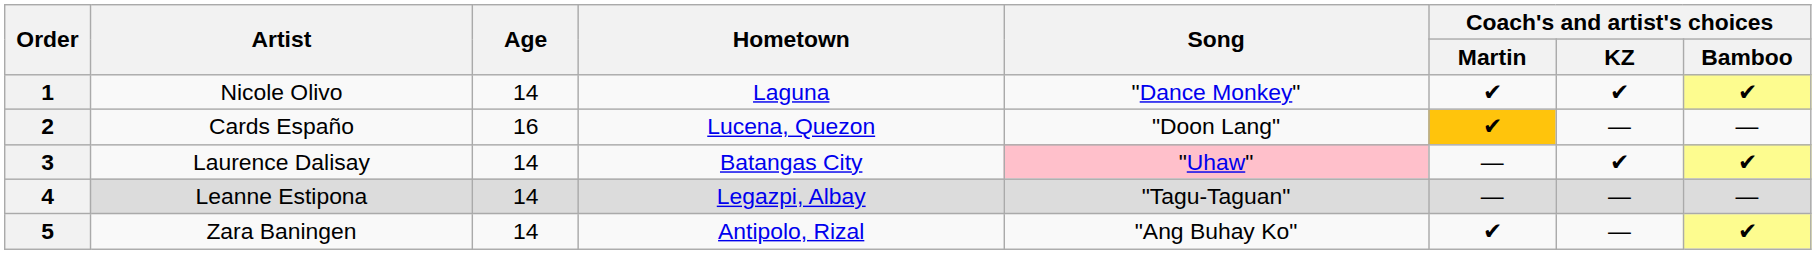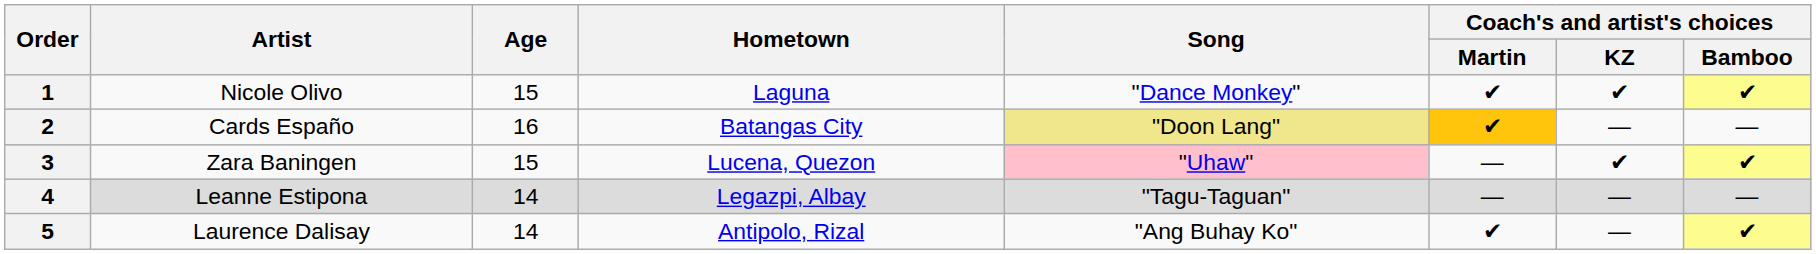(526, 92) 14 -> (526, 92) 15
(791, 127) Lucena, Quezon -> (791, 127) Batangas City
(1216, 127) no background -> (1216, 127) khaki background
(281, 162) Laurence Dalisay -> (281, 162) Zara Baningen
(526, 162) 14 -> (526, 162) 15
(791, 162) Batangas City -> (791, 162) Lucena, Quezon
(281, 231) Zara Baningen -> (281, 231) Laurence Dalisay
